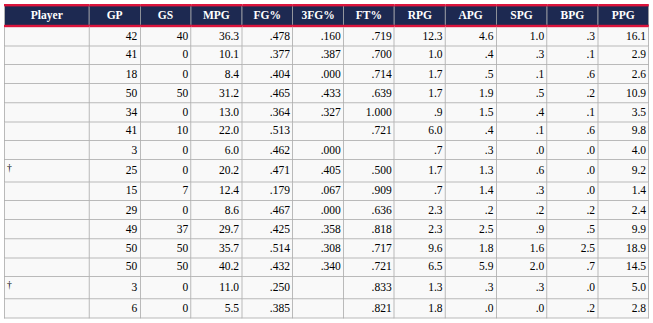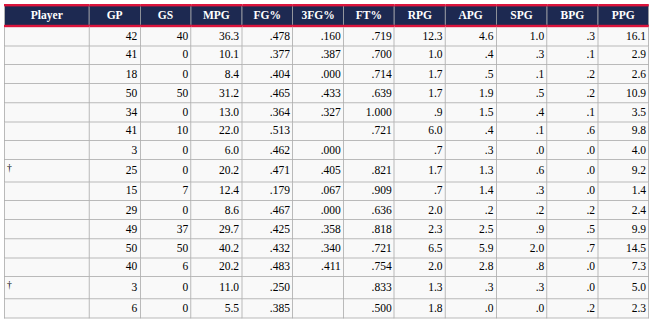(591, 74) .6 -> (591, 74) .2
(382, 171) .500 -> (382, 171) .821
(435, 210) 2.3 -> (435, 210) 2.0
- row: (132, 248)
+ row: (132, 267)
(382, 308) .821 -> (382, 308) .500
(639, 308) 2.8 -> (639, 308) 2.3
